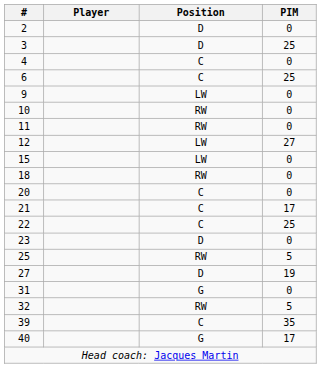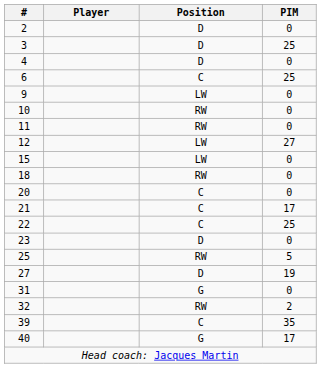(201, 61) C -> (201, 61) D
(289, 306) 5 -> (289, 306) 2
